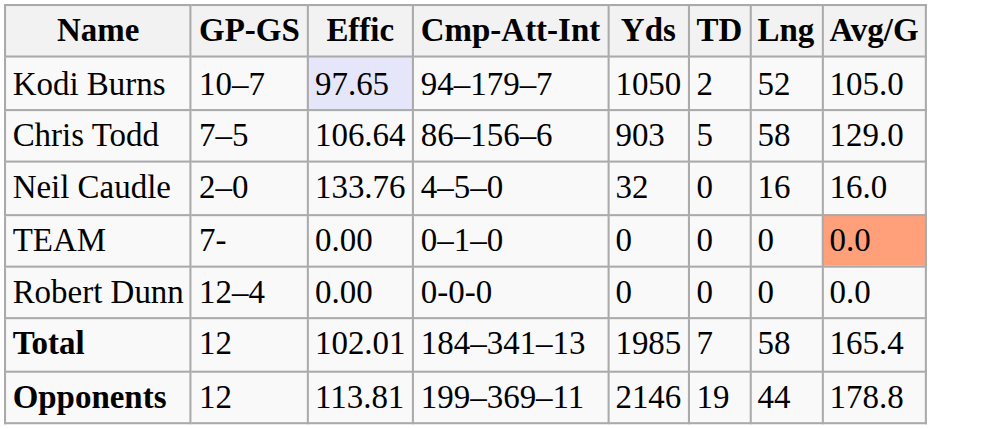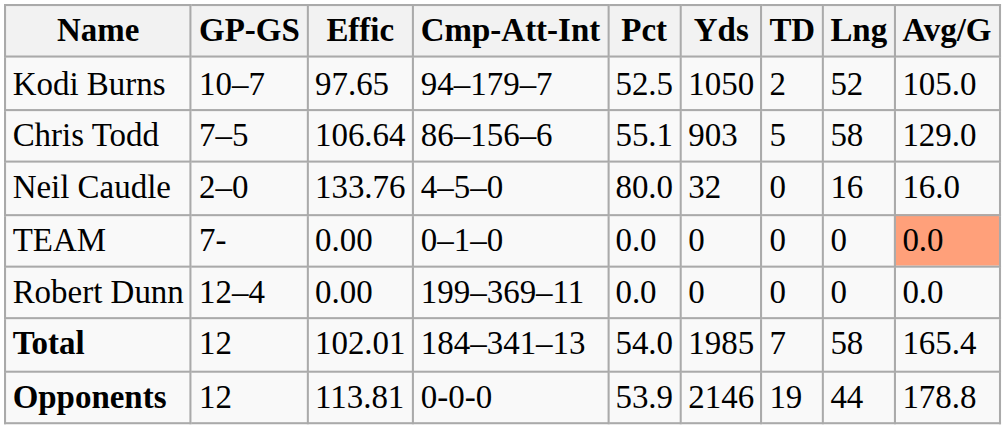+ column: (644, 30)
(352, 82) lavender background -> (352, 82) no background
(456, 291) 0-0-0 -> (503, 291) 199–369–11
(503, 396) 199–369–11 -> (456, 396) 0-0-0
